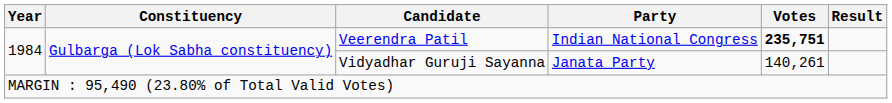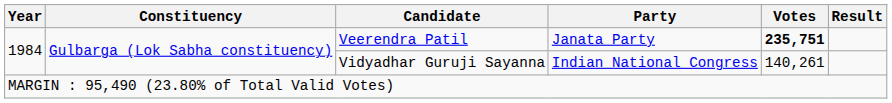(655, 40) Indian National Congress -> (603, 40) Janata Party
(603, 63) Janata Party -> (655, 63) Indian National Congress
